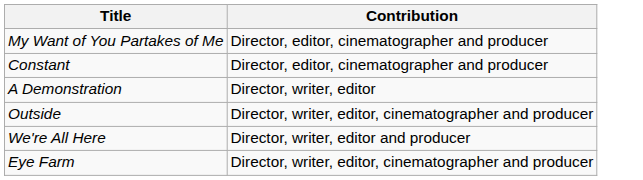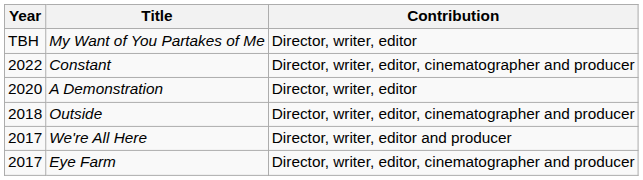+ column: (25, 16)
(389, 41) Director, editor, cinematographer and producer -> (344, 41) Director, writer, editor
(389, 65) Director, editor, cinematographer and producer -> (453, 65) Director, writer, editor, cinematographer and producer
